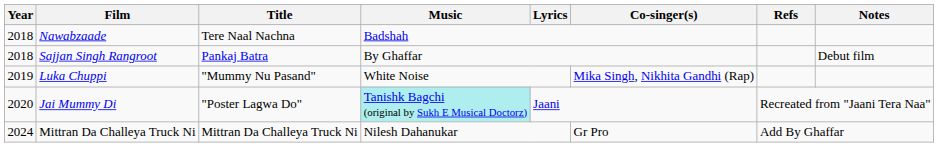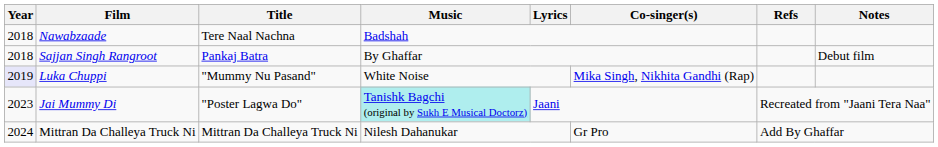(20, 76) no background -> (20, 76) lavender background
(20, 104) 2020 -> (20, 104) 2023
